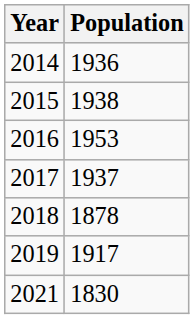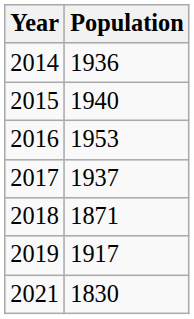(95, 100) 1938 -> (95, 100) 1940
(95, 216) 1878 -> (95, 216) 1871
